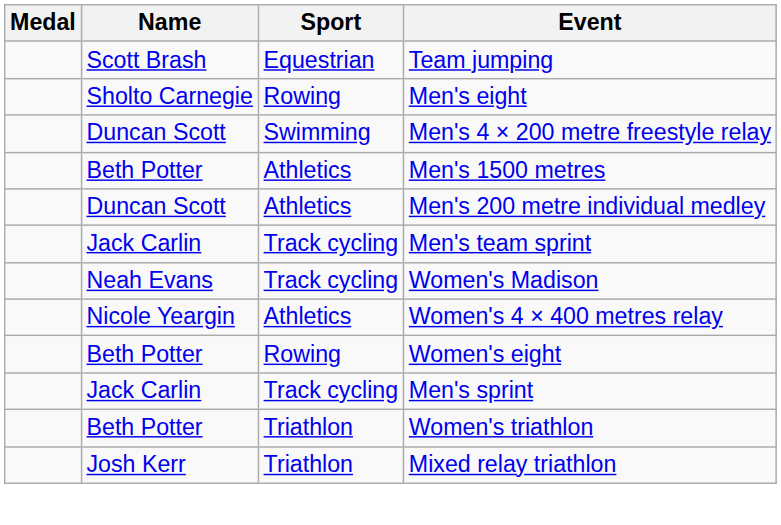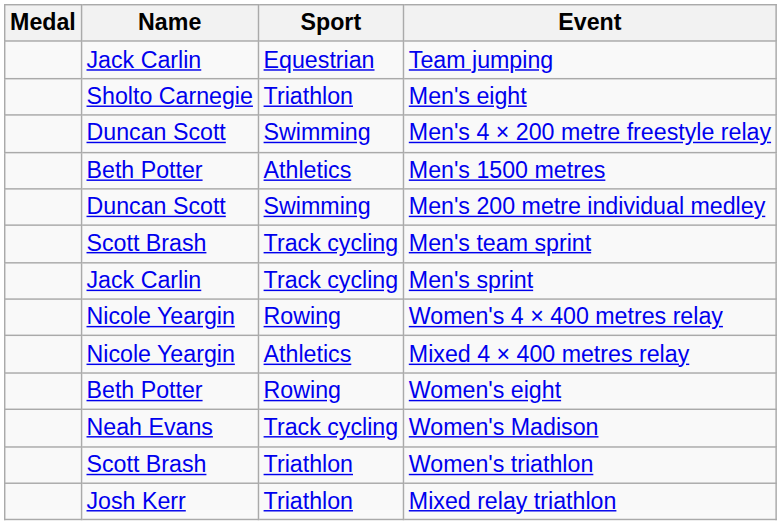(146, 59) Scott Brash -> (144, 59) Jack Carlin
(302, 96) Rowing -> (308, 96) Triathlon
(307, 206) Athletics -> (317, 206) Swimming
(144, 243) Jack Carlin -> (146, 243) Scott Brash
rows swapped: (504, 280) <-> (471, 390)
(307, 317) Athletics -> (302, 317) Rowing
+ row: (549, 354)
(145, 427) Beth Potter -> (146, 464) Scott Brash
